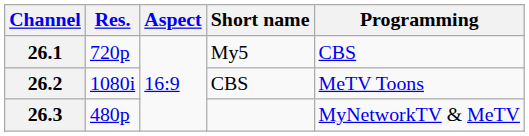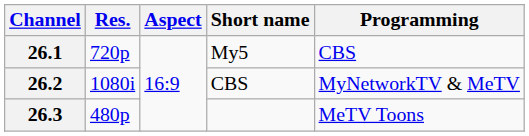(371, 83) MeTV Toons -> (419, 83) MyNetworkTV & MeTV
(419, 114) MyNetworkTV & MeTV -> (371, 114) MeTV Toons
